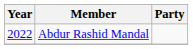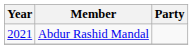(20, 34) 2022 -> (20, 34) 2021
